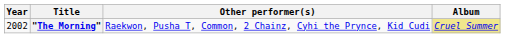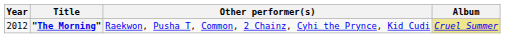(17, 26) 2002 -> (17, 26) 2012
